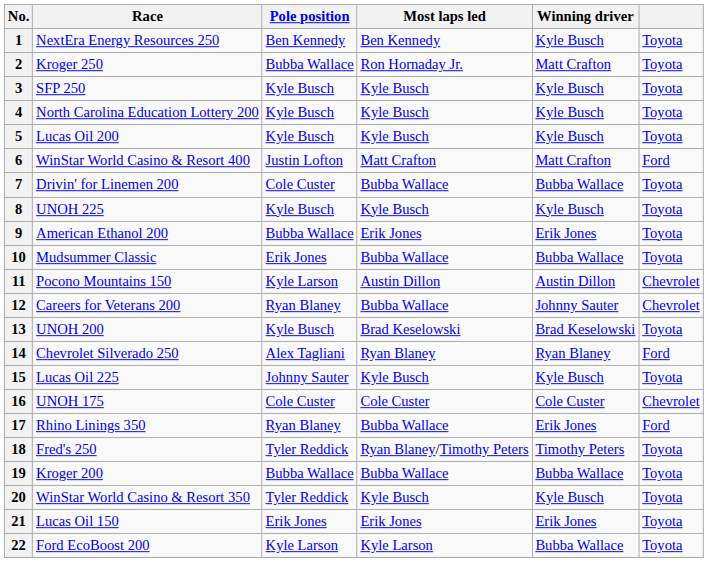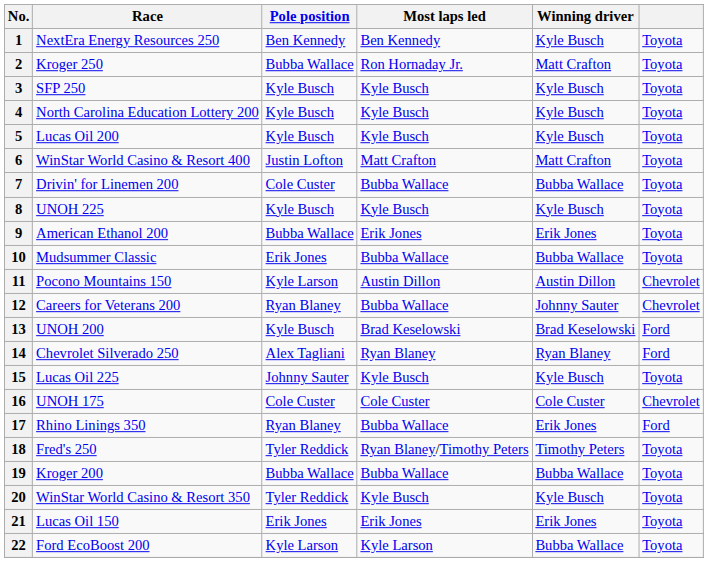(656, 161) Ford -> (662, 161) Toyota
(662, 329) Toyota -> (656, 329) Ford
